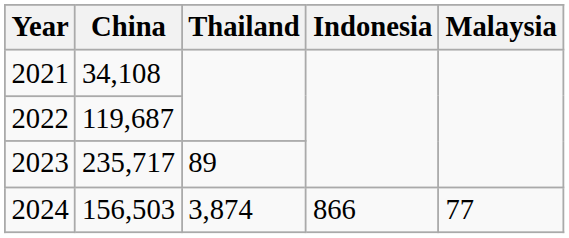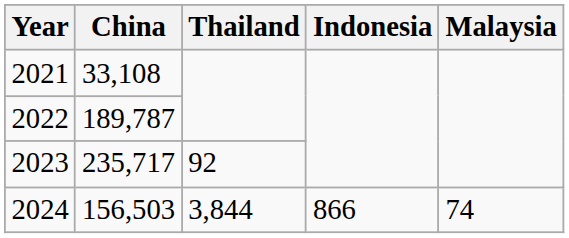(121, 72) 34,108 -> (121, 72) 33,108
(128, 118) 119,687 -> (129, 118) 189,787
(203, 163) 89 -> (203, 163) 92
(220, 208) 3,874 -> (220, 208) 3,844
(460, 208) 77 -> (460, 208) 74
